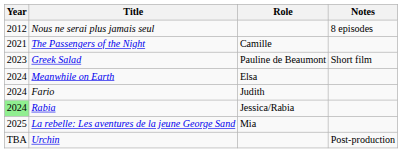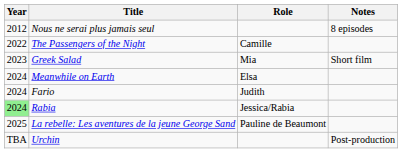(17, 44) 2021 -> (17, 44) 2022
(283, 60) Pauline de Beaumont -> (248, 60) Mia
(248, 124) Mia -> (283, 124) Pauline de Beaumont
